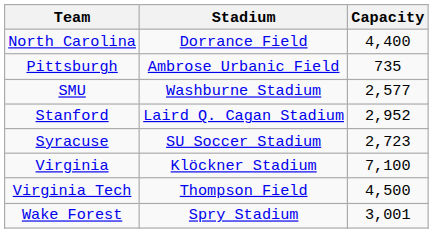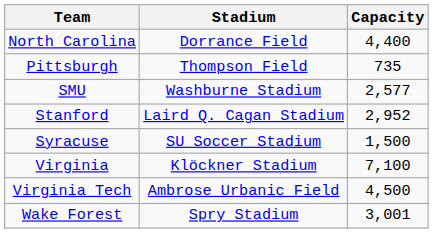(244, 67) Ambrose Urbanic Field -> (244, 67) Thompson Field
(388, 141) 2,723 -> (388, 141) 1,500
(244, 191) Thompson Field -> (244, 191) Ambrose Urbanic Field
